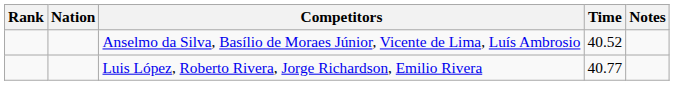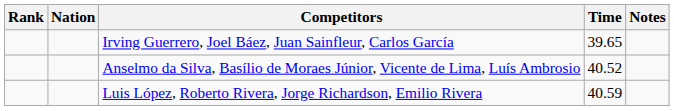+ row: (278, 42)
(605, 67) 40.77 -> (605, 93) 40.59
